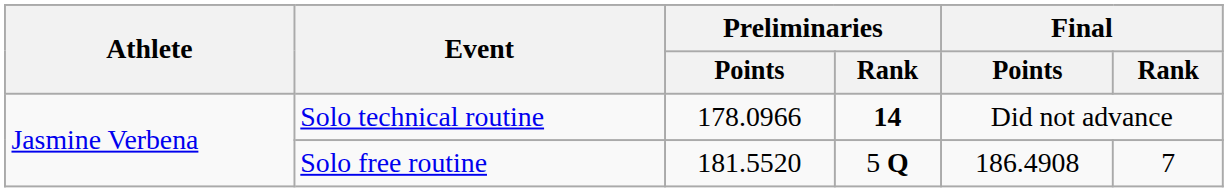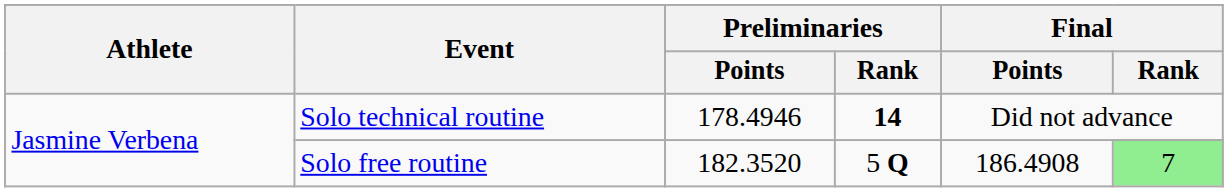(749, 117) 178.0966 -> (749, 117) 178.4946
(749, 162) 181.5520 -> (749, 162) 182.3520
(1168, 162) no background -> (1168, 162) lightgreen background
